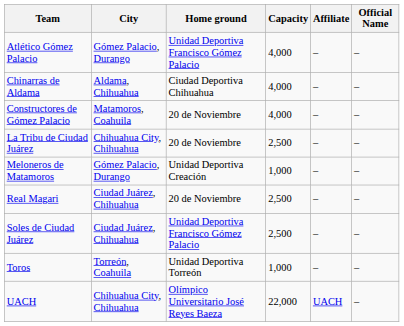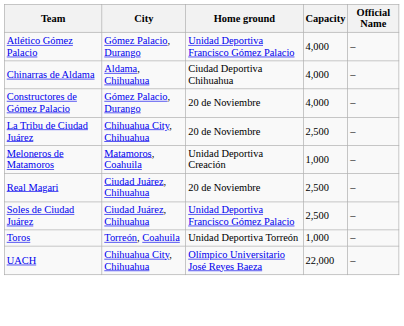- column: (331, 18)
(119, 114) Matamoros, Coahuila -> (137, 103) Gómez Palacio, Durango
(126, 171) Gómez Palacio, Durango -> (129, 159) Matamoros, Coahuila
